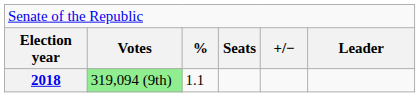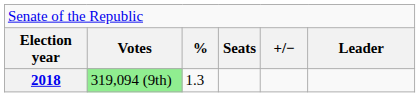(195, 80) 1.1 -> (195, 80) 1.3
